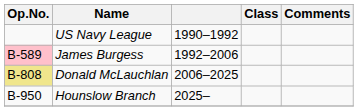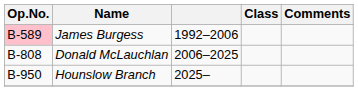- row: (104, 34)
(24, 75) khaki background -> (24, 55) no background
